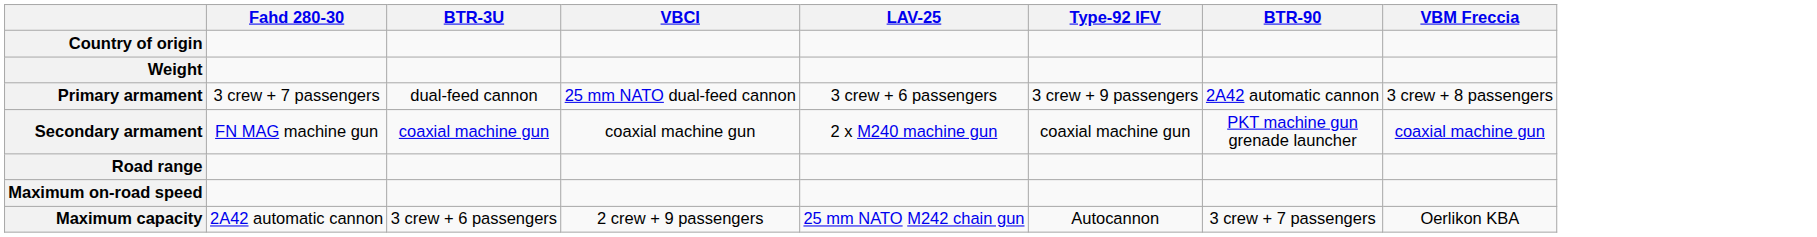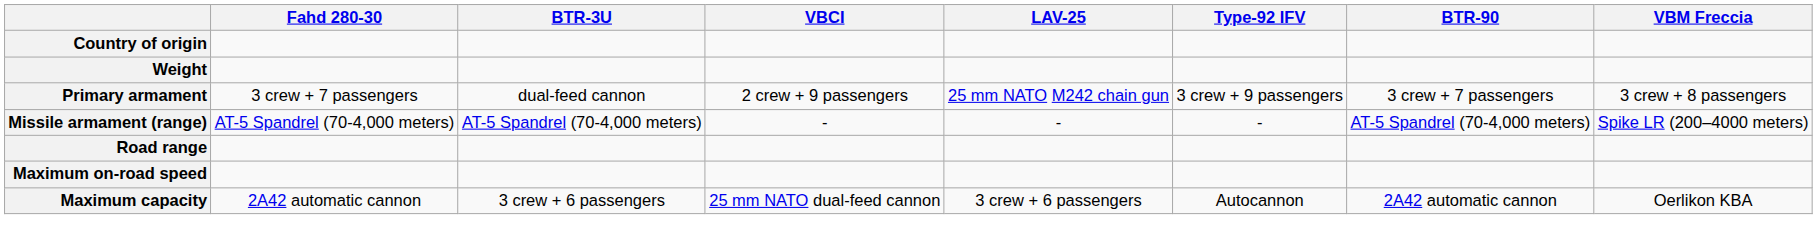(680, 95) 25 mm NATO dual-feed cannon -> (825, 95) 2 crew + 9 passengers
(914, 95) 3 crew + 6 passengers -> (1058, 95) 25 mm NATO M242 chain gun
(1293, 95) 2A42 automatic cannon -> (1470, 95) 3 crew + 7 passengers
- row: (119, 131)
+ row: (108, 122)
(680, 219) 2 crew + 9 passengers -> (825, 200) 25 mm NATO dual-feed cannon
(914, 219) 25 mm NATO M242 chain gun -> (1058, 200) 3 crew + 6 passengers
(1293, 219) 3 crew + 7 passengers -> (1470, 200) 2A42 automatic cannon
